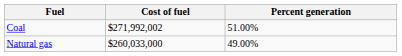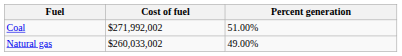(135, 43) $260,033,000 -> (135, 43) $260,033,002
